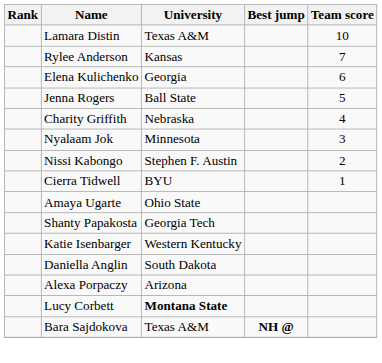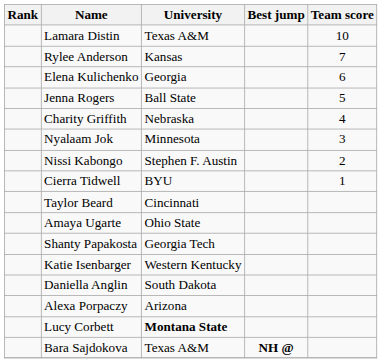+ row: (78, 202)
